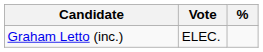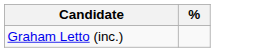- column: (203, 15)
